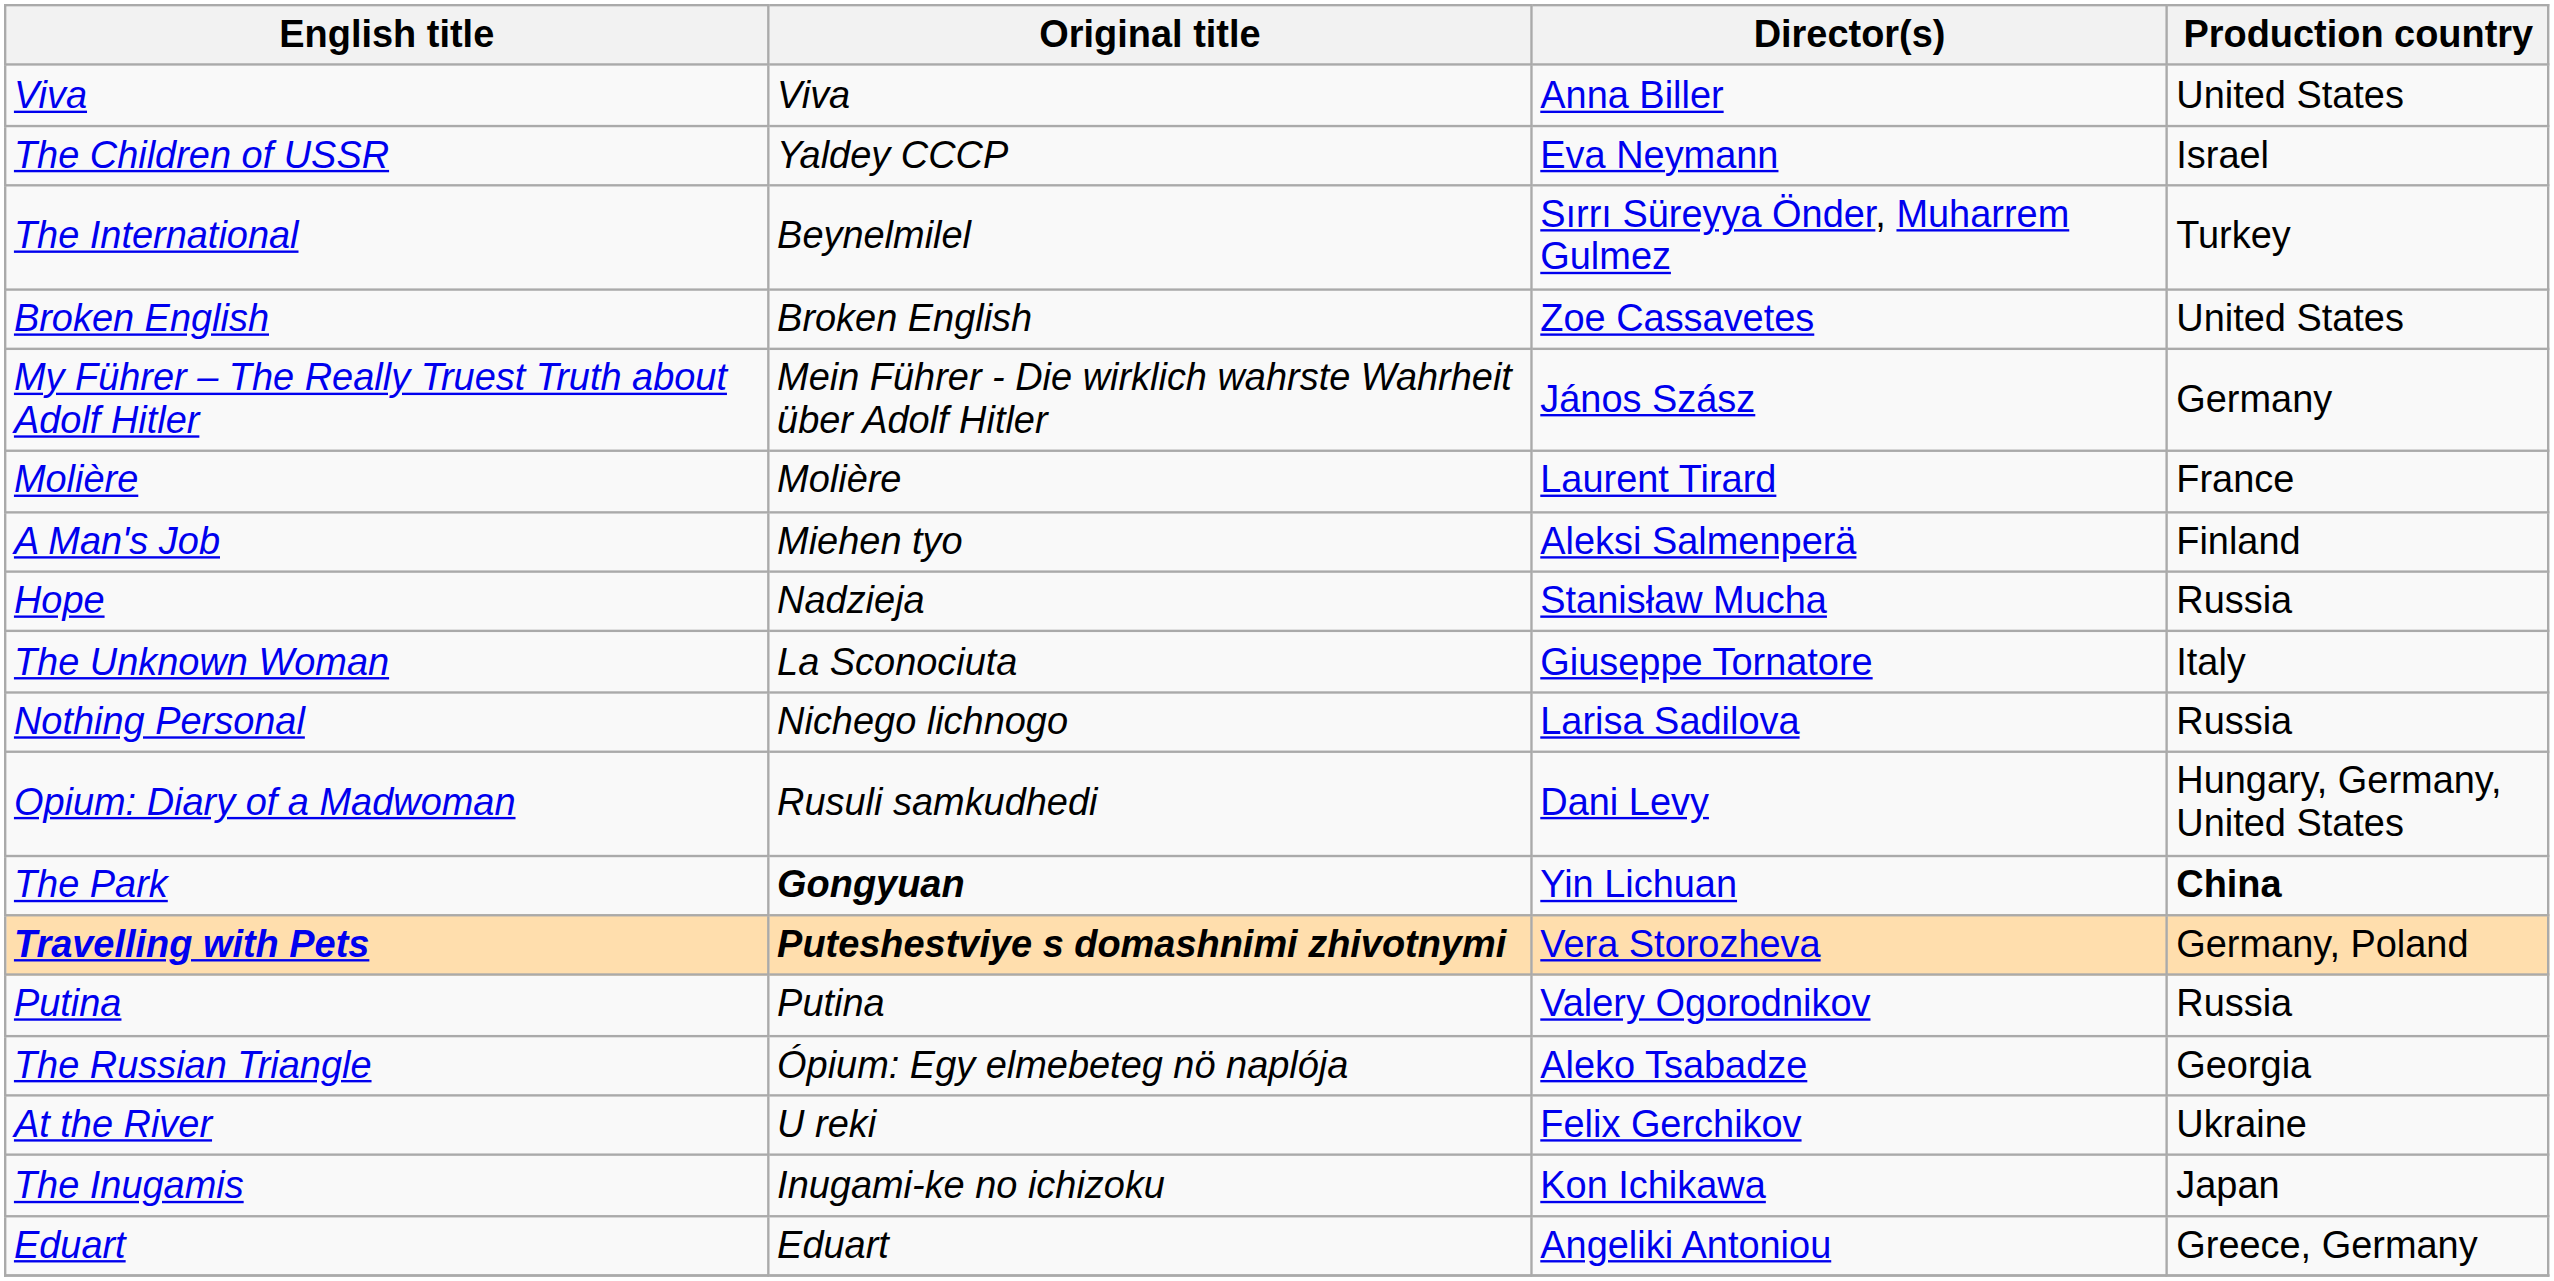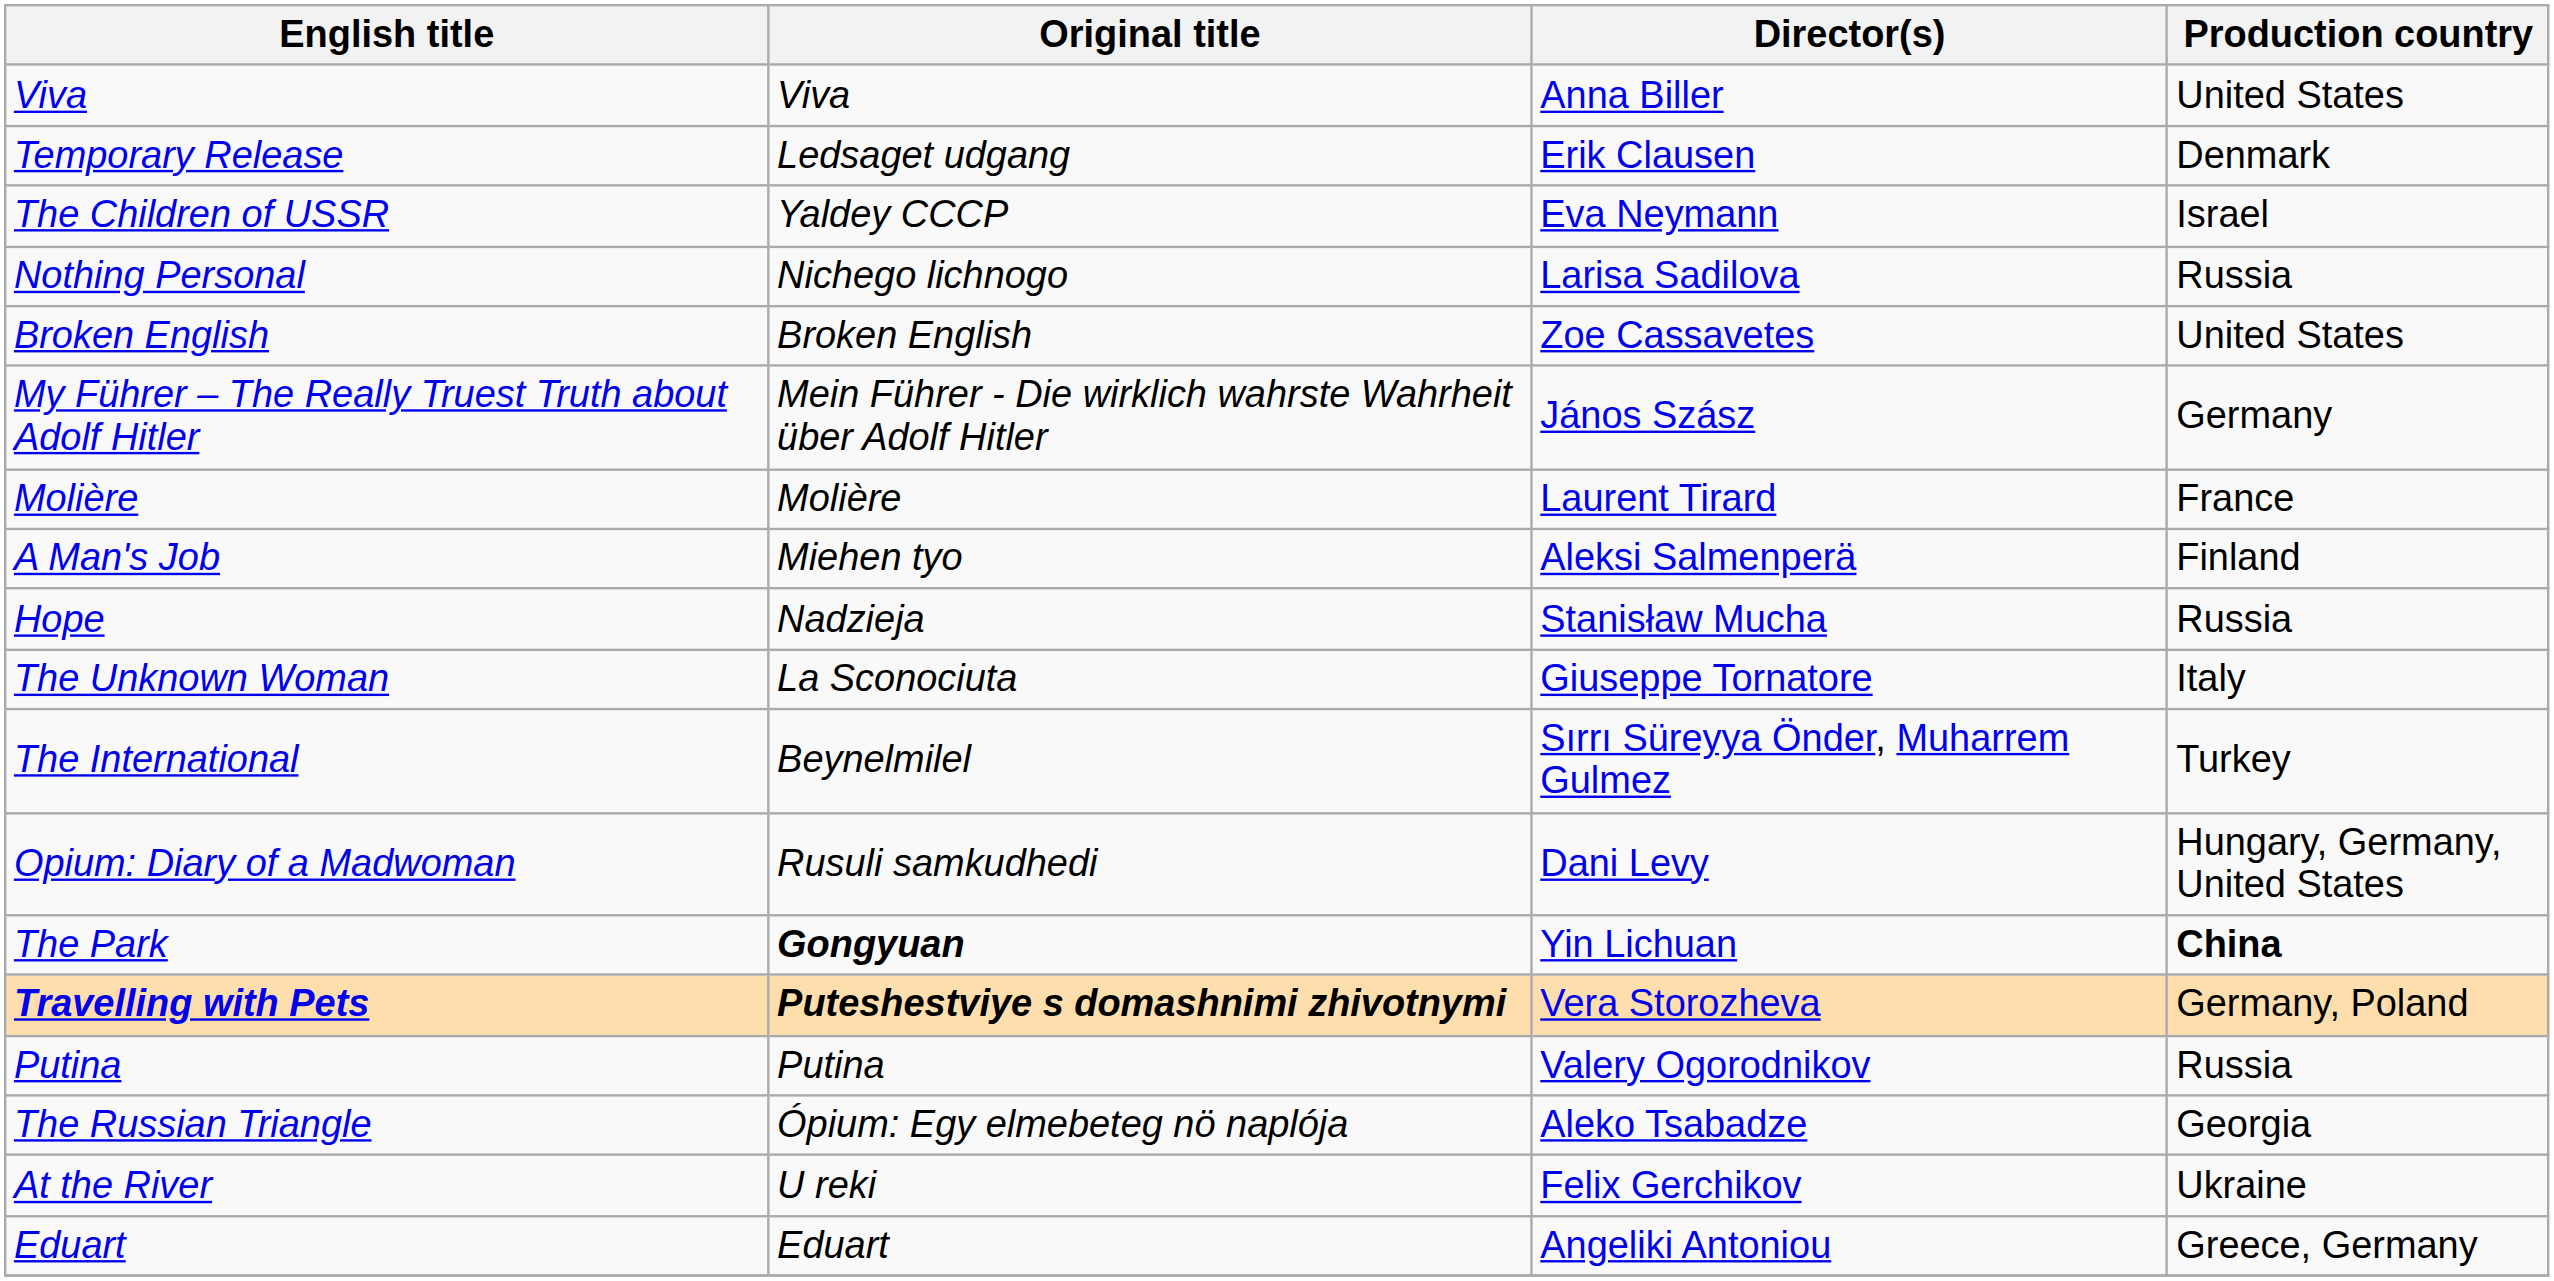+ row: (179, 154)
rows swapped: (156, 236) <-> (159, 721)
- row: (129, 1184)
